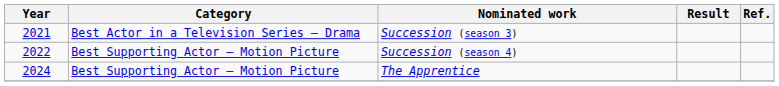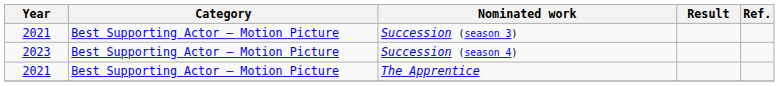(216, 33) Best Actor in a Television Series – Drama -> (205, 33) Best Supporting Actor – Motion Picture
(36, 52) 2022 -> (36, 52) 2023
(36, 71) 2024 -> (36, 71) 2021
